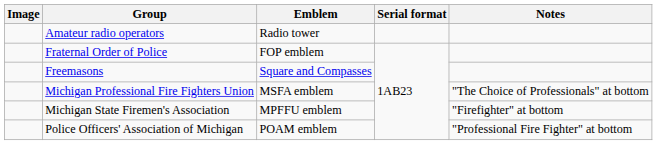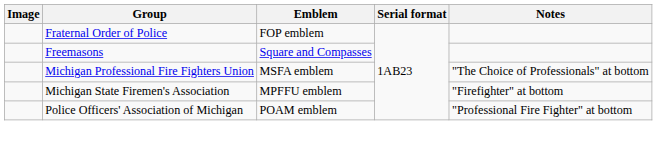- row: (105, 33)
